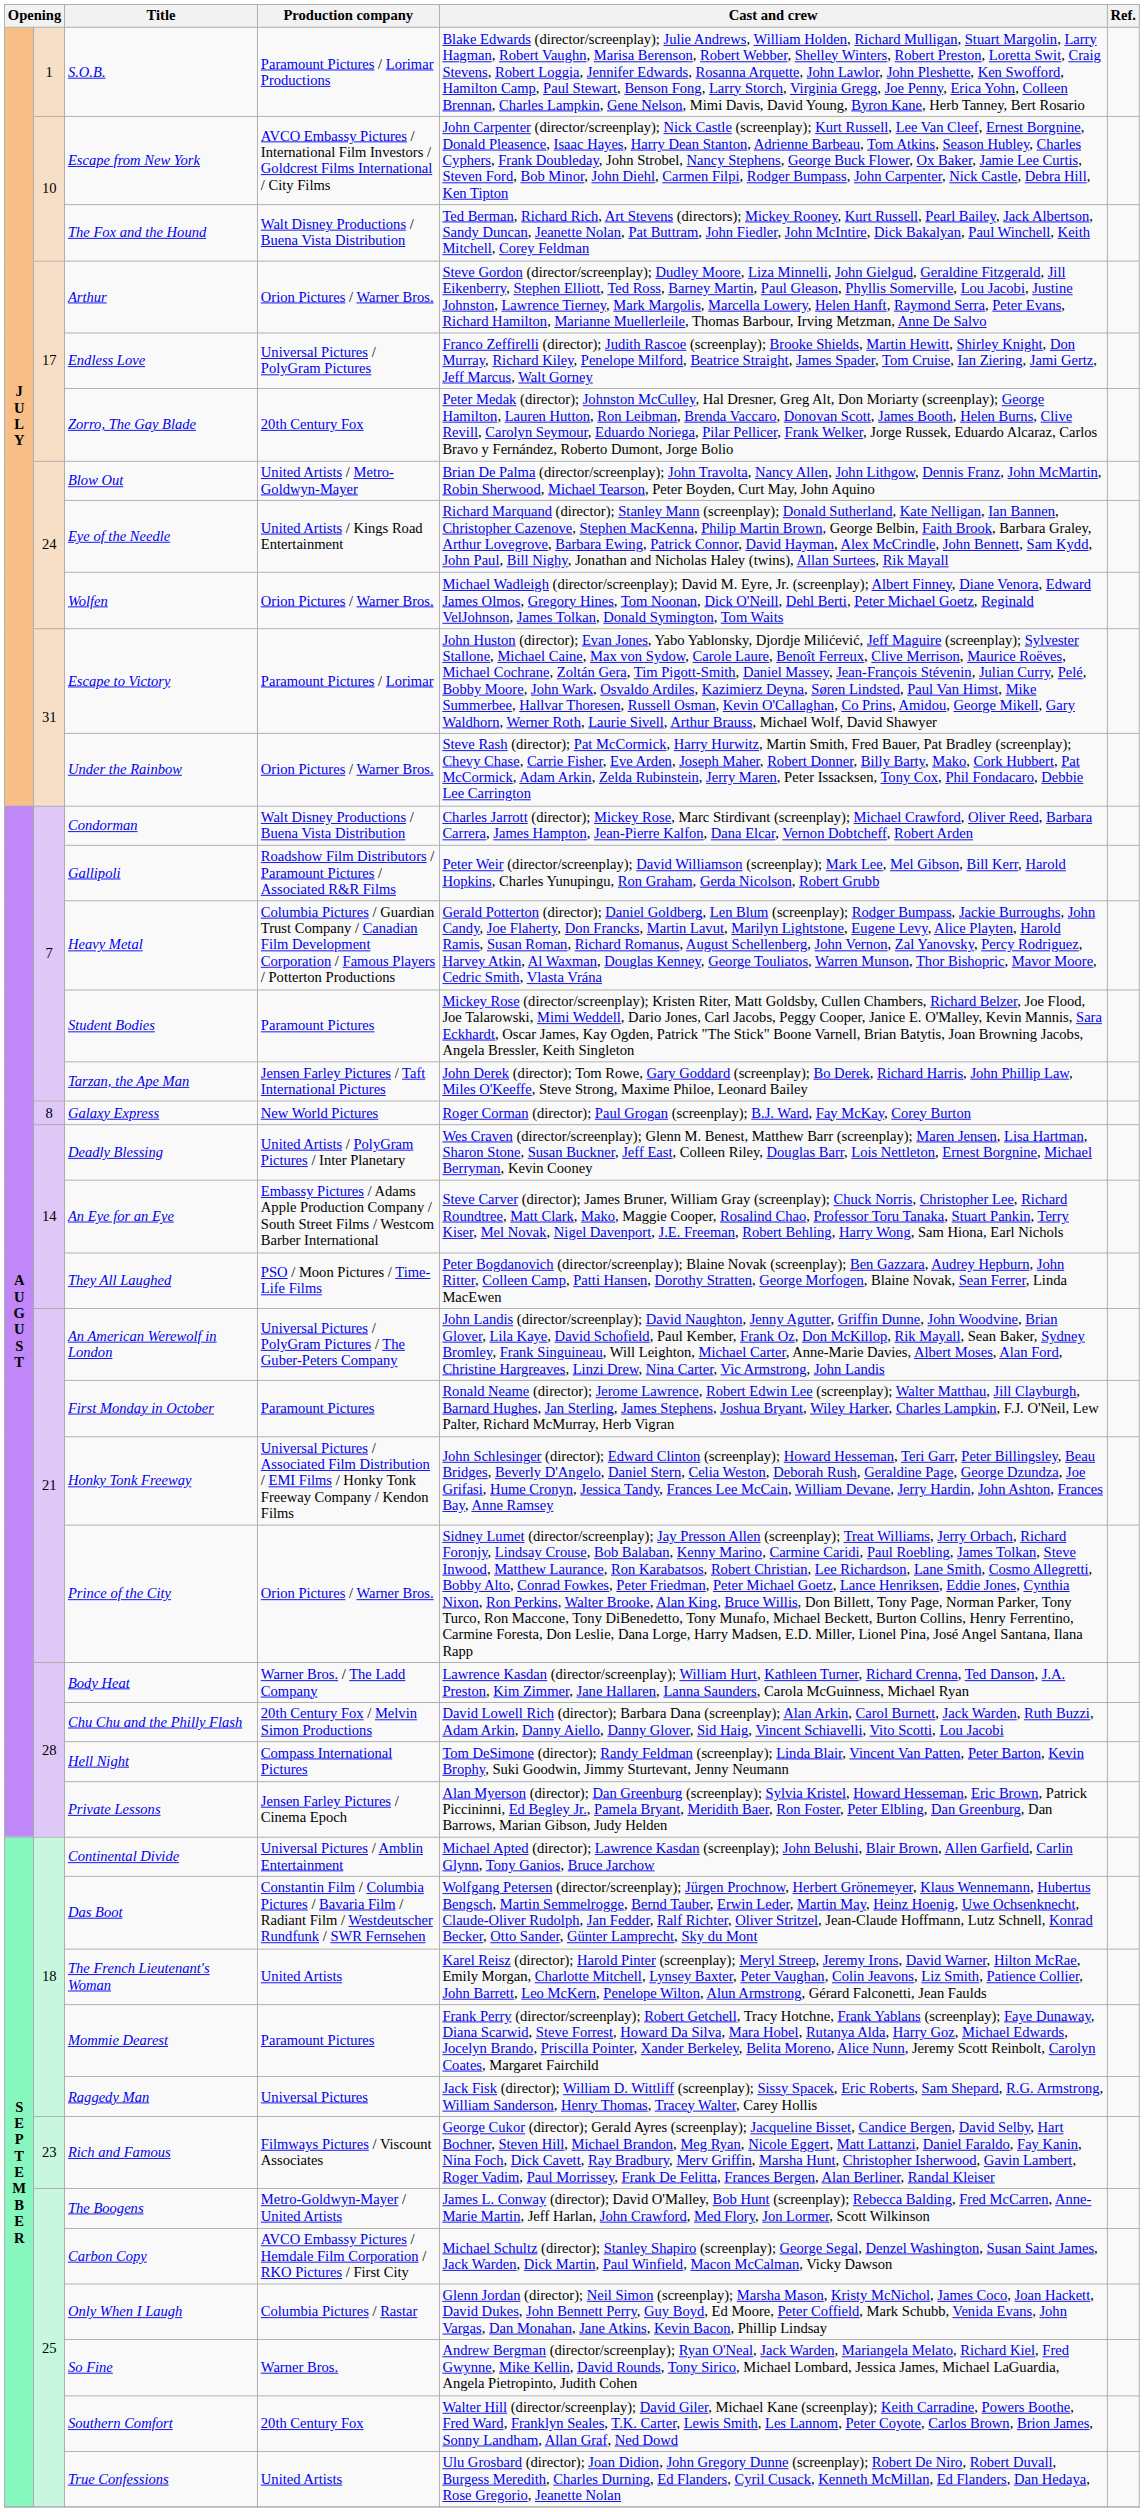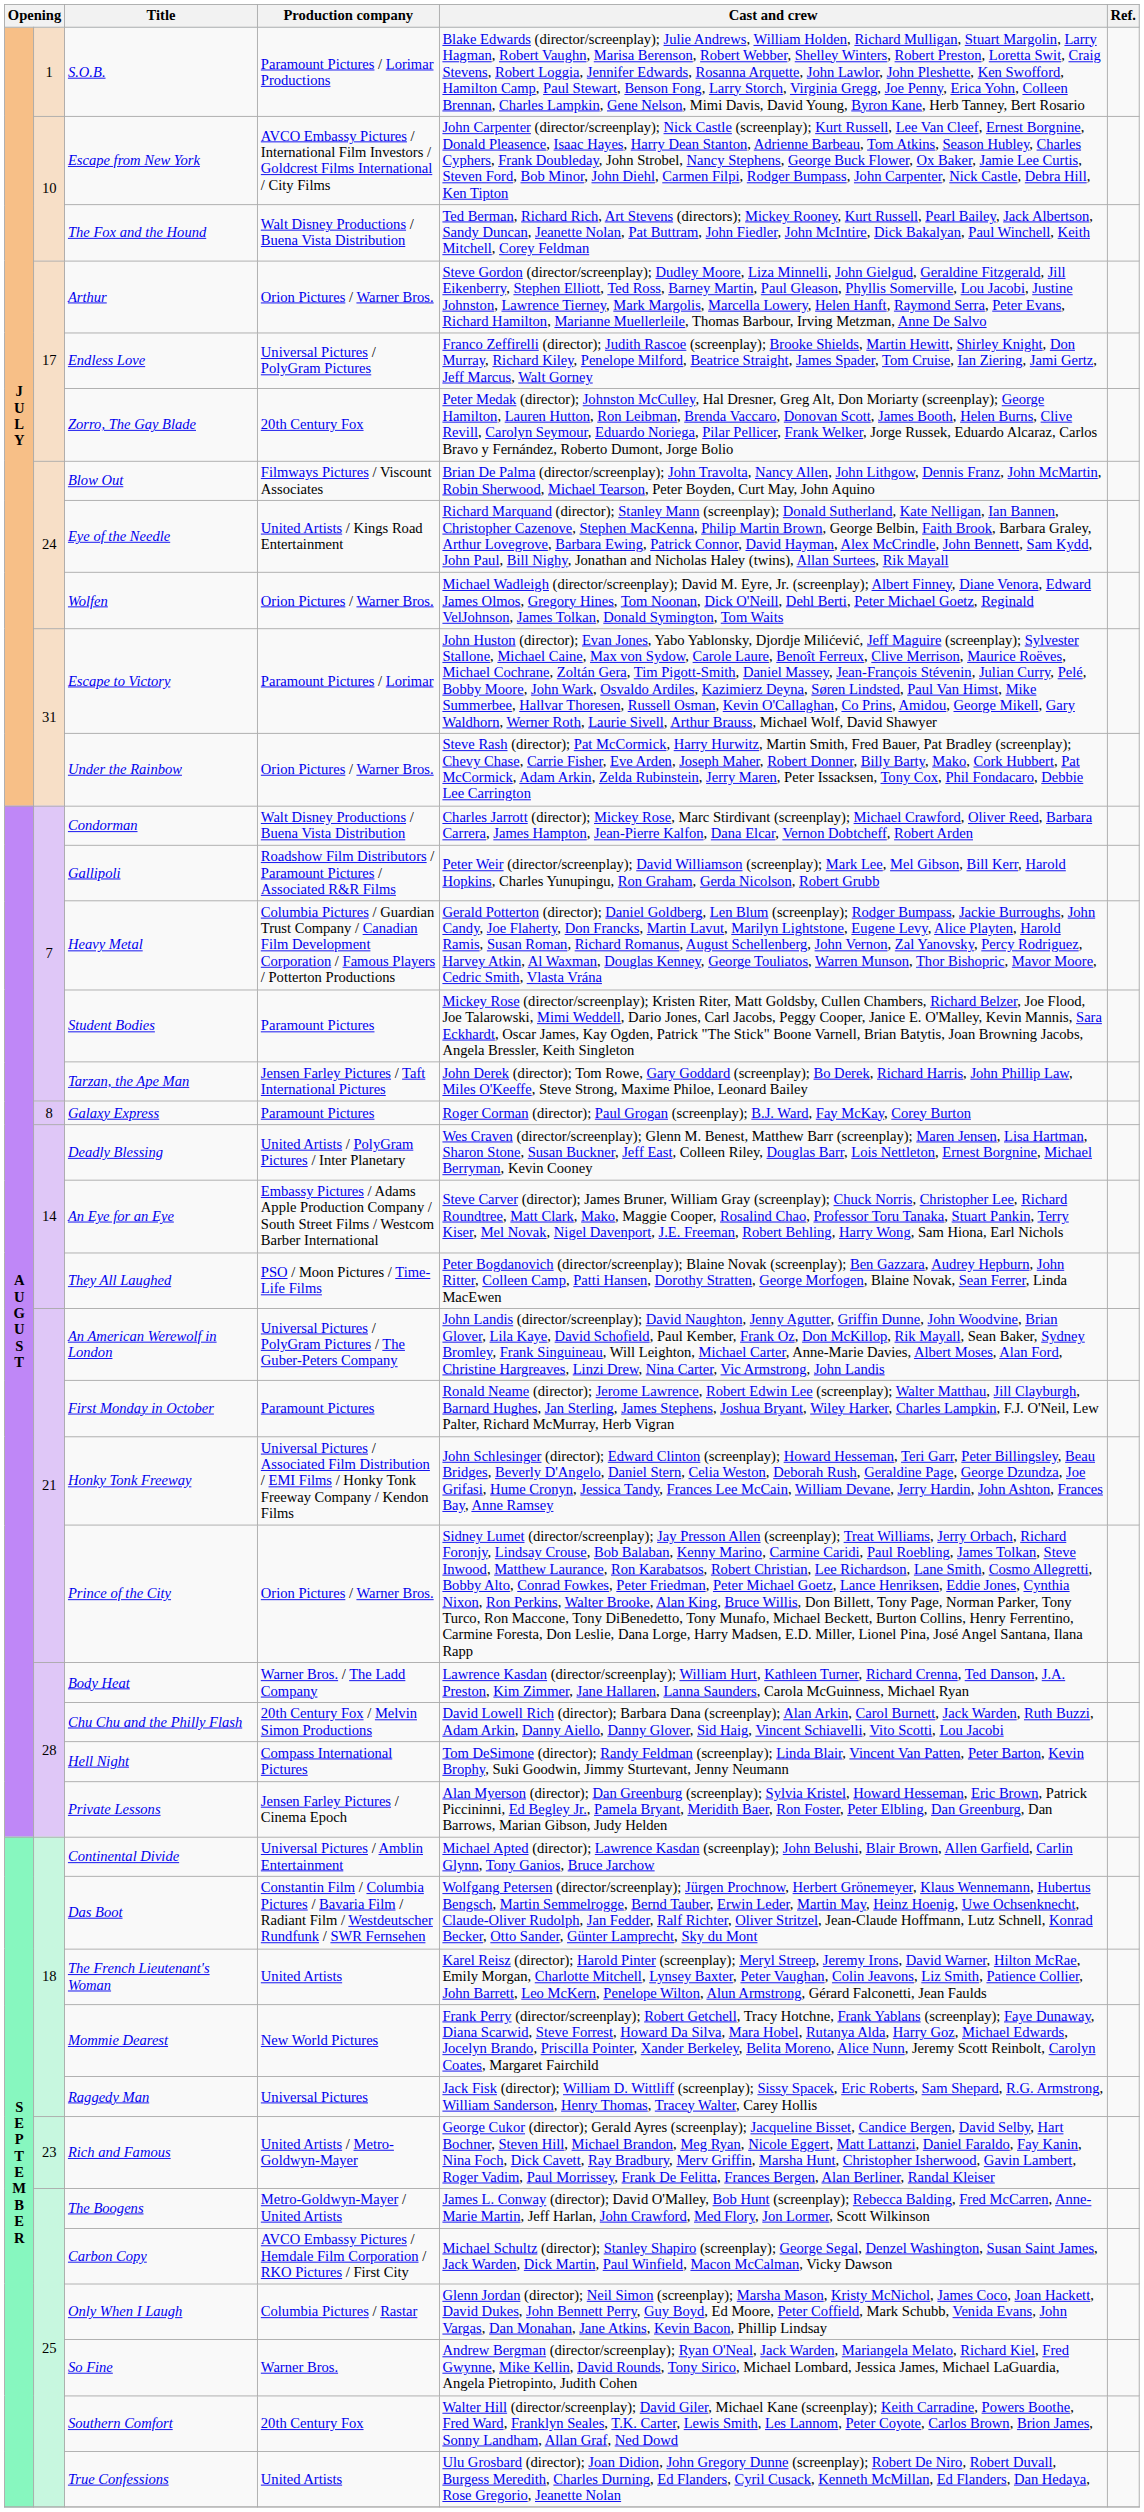(327, 480) United Artists / Metro-Goldwyn-Mayer -> (346, 480) Filmways Pictures / Viscount Associates
(320, 1112) New World Pictures -> (318, 1112) Paramount Pictures
(318, 2040) Paramount Pictures -> (320, 2040) New World Pictures
(346, 2152) Filmways Pictures / Viscount Associates -> (327, 2152) United Artists / Metro-Goldwyn-Mayer
